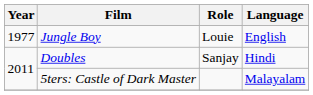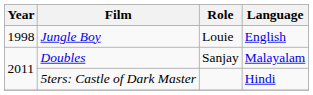(21, 36) 1977 -> (21, 36) 1998
(260, 57) Hindi -> (275, 57) Malayalam
(275, 79) Malayalam -> (260, 79) Hindi
